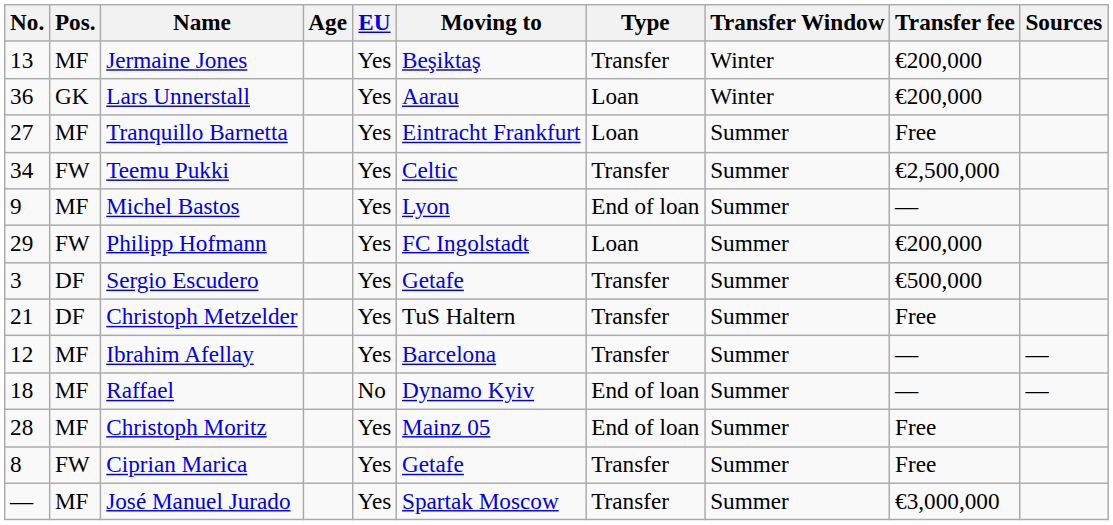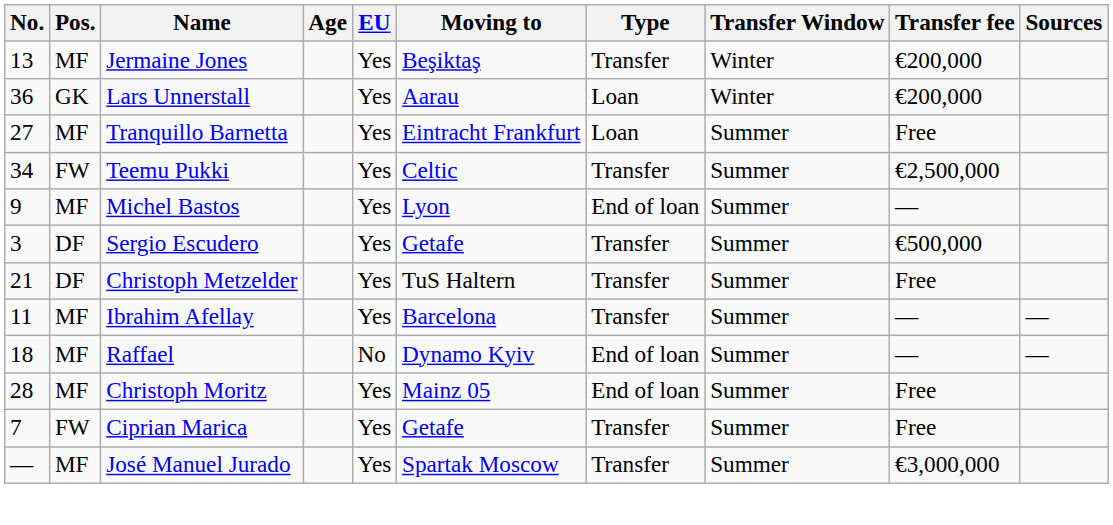- row: (186, 243)
(22, 354) 12 -> (21, 317) 11
(16, 464) 8 -> (16, 427) 7
